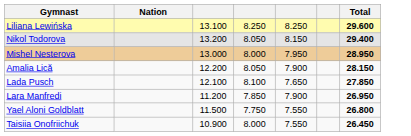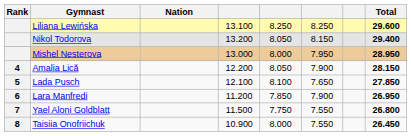+ column: (17, 12)
